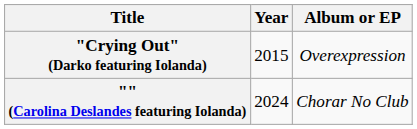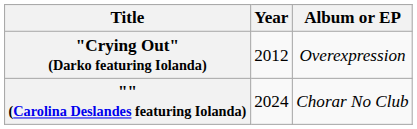(271, 54) 2015 -> (271, 54) 2012
